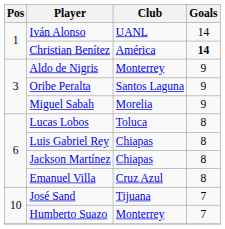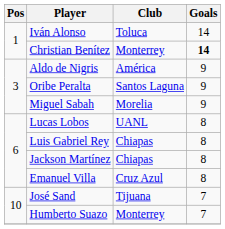(132, 31) UANL -> (131, 31) Toluca
(136, 50) América -> (140, 50) Monterrey
(140, 68) Monterrey -> (136, 68) América
(131, 123) Toluca -> (132, 123) UANL
